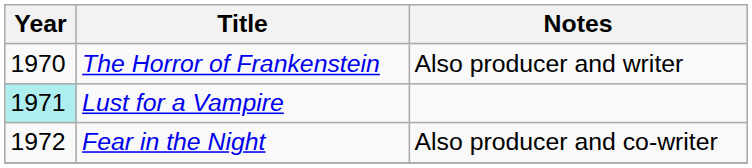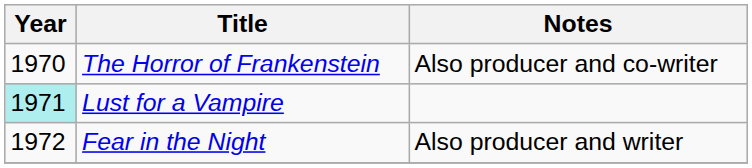(549, 63) Also producer and writer -> (566, 63) Also producer and co-writer
(566, 142) Also producer and co-writer -> (549, 142) Also producer and writer
